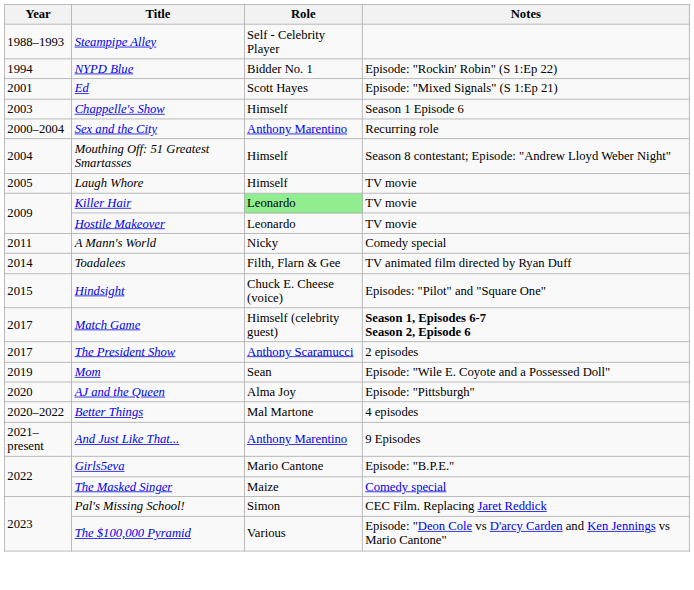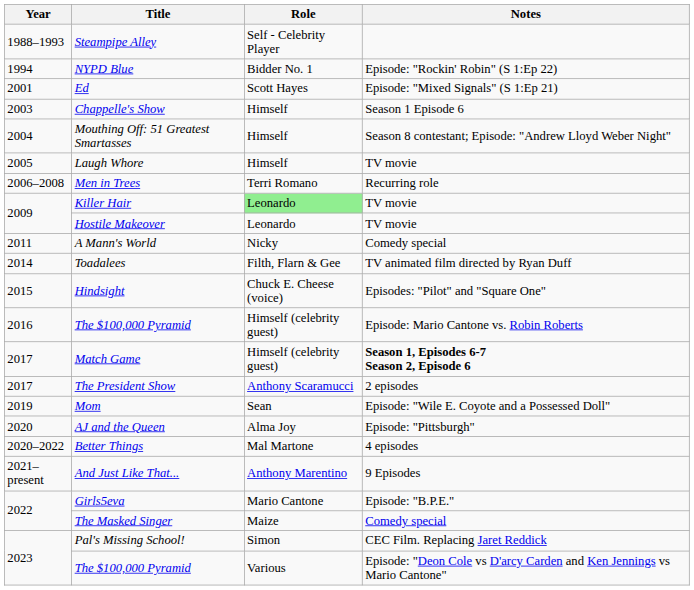- row: (36, 128)
+ row: (36, 183)
+ row: (20, 324)
